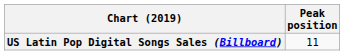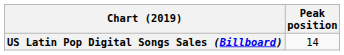(312, 42) 11 -> (312, 42) 14
